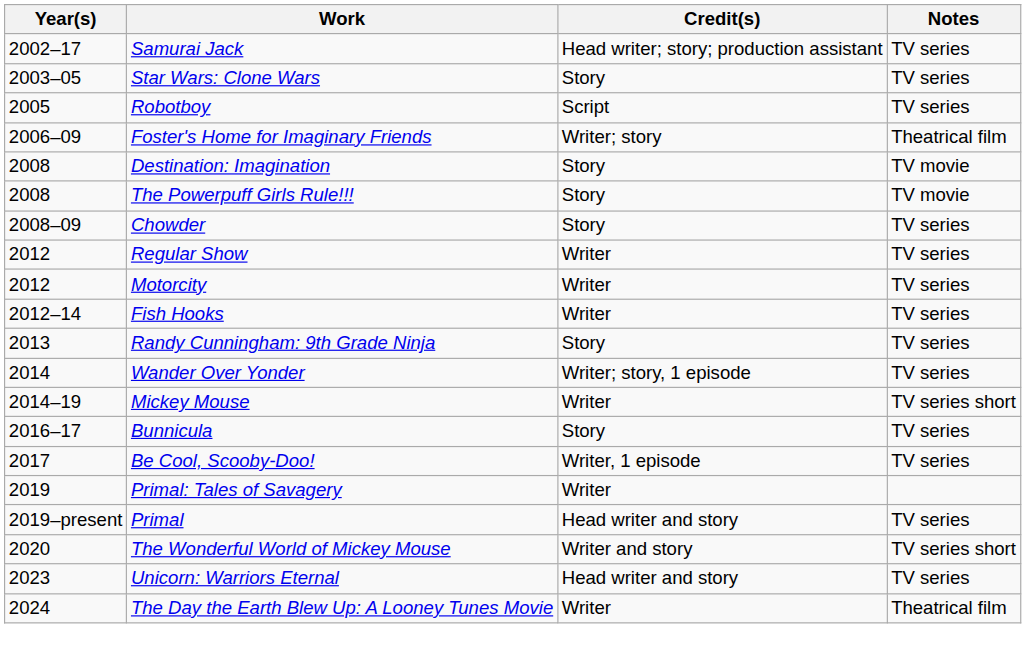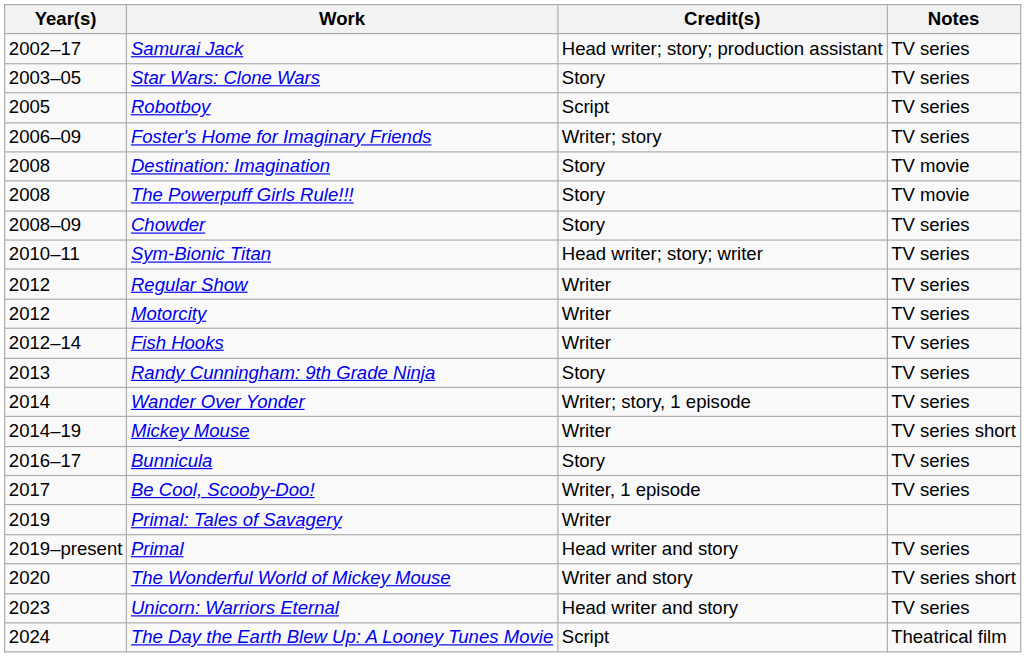(949, 136) Theatrical film -> (930, 136) TV series
+ row: (201, 254)
(586, 607) Writer -> (585, 637) Script
